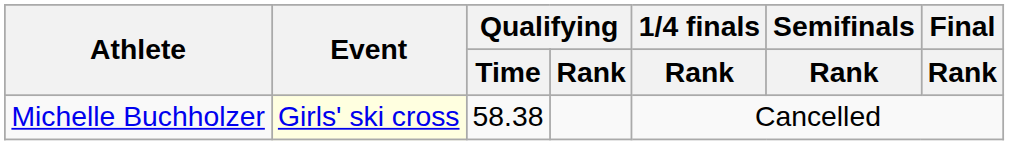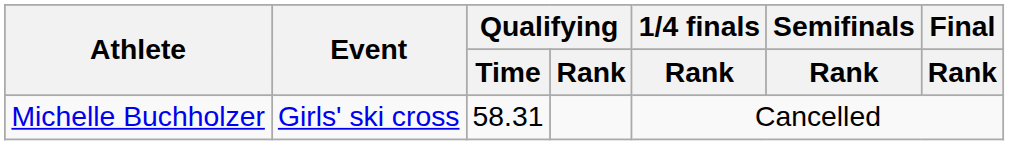(369, 116) lightyellow background -> (369, 116) no background
(508, 116) 58.38 -> (508, 116) 58.31
